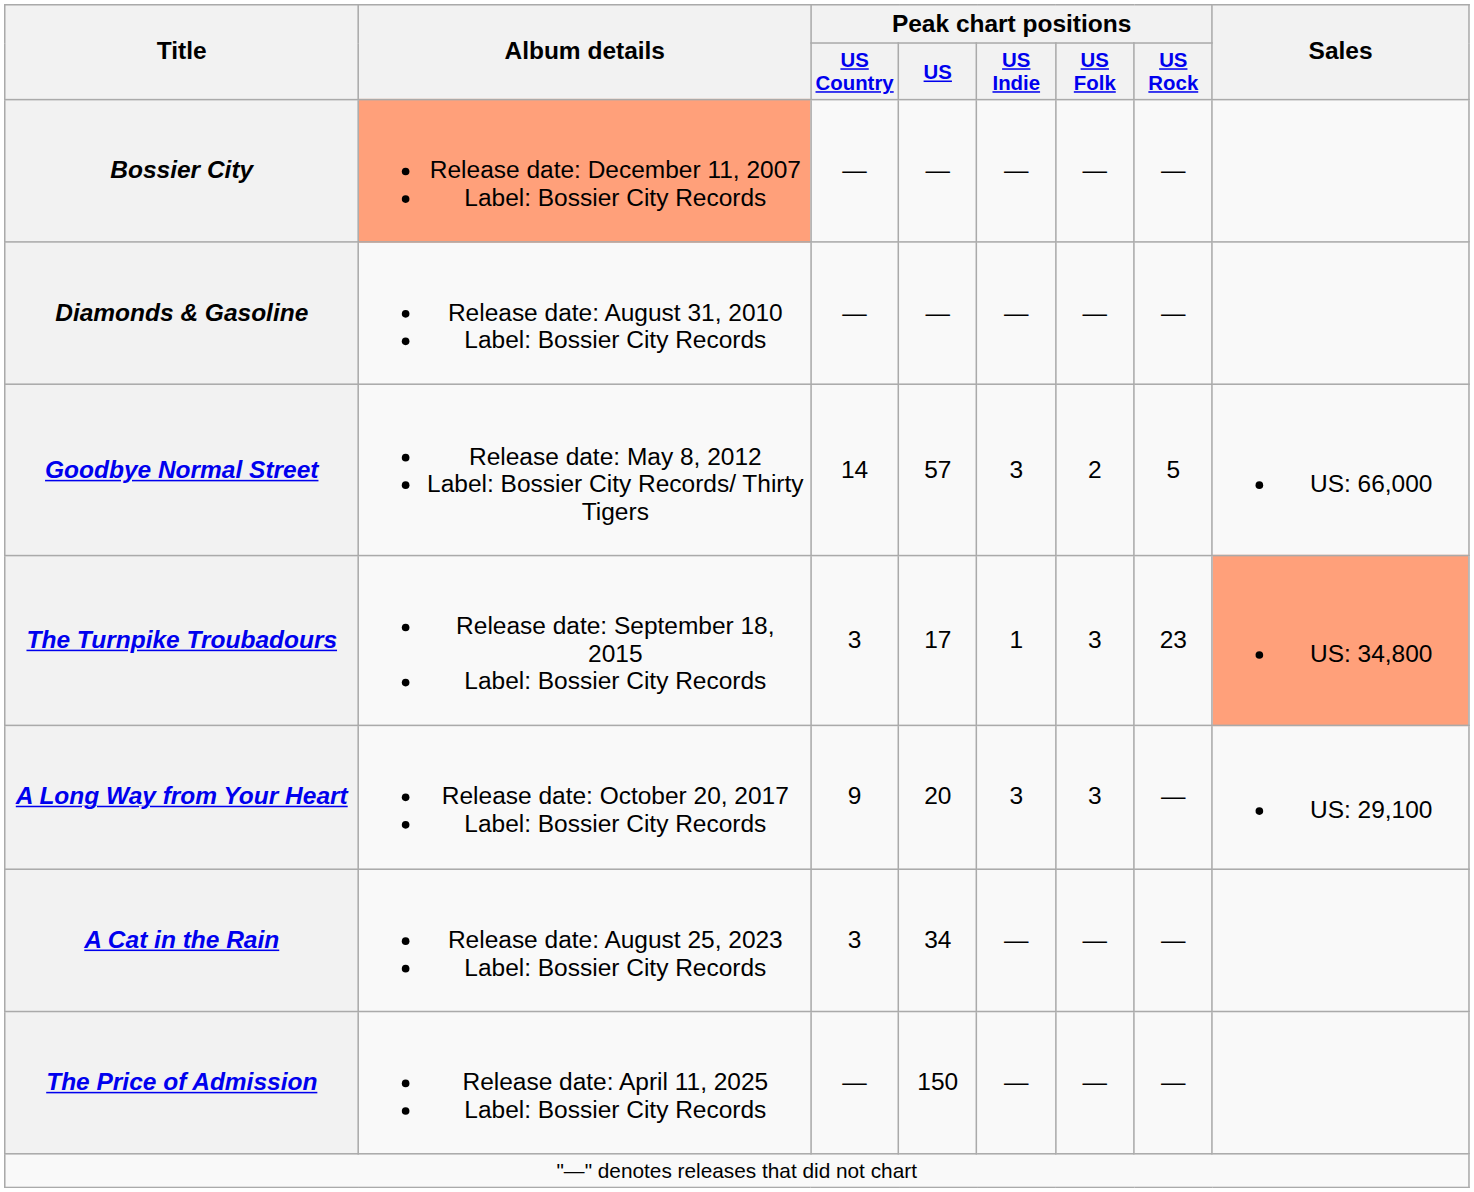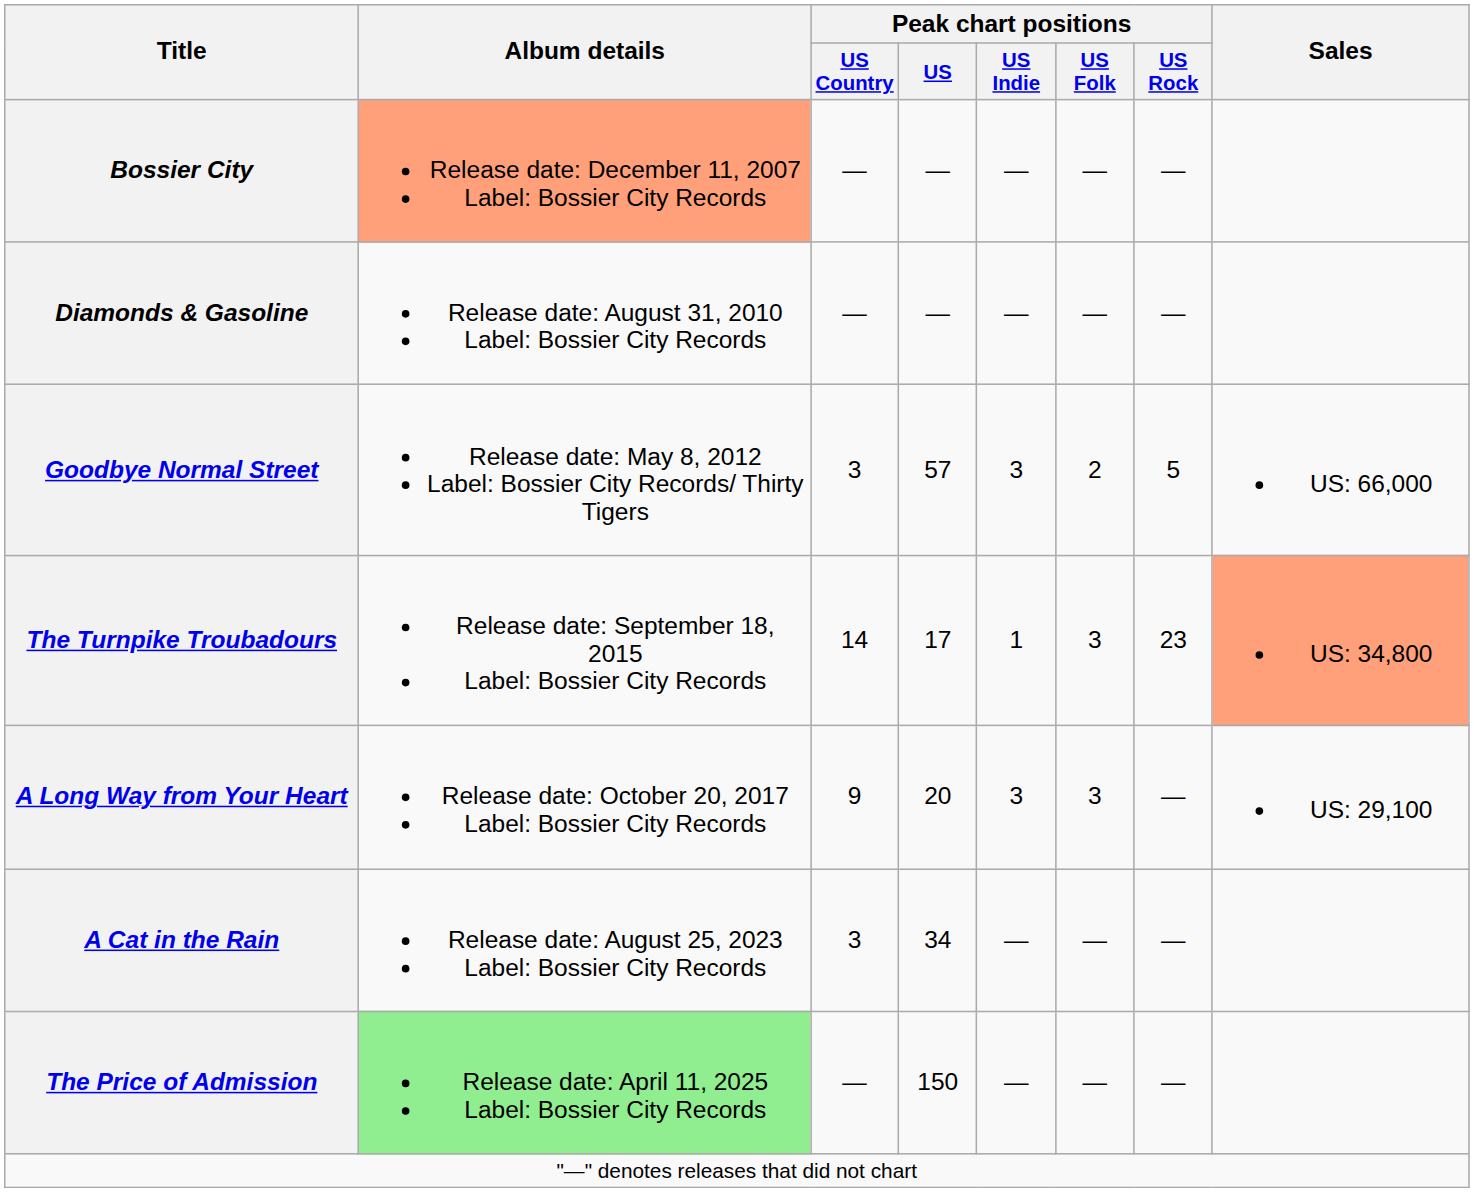(855, 469) 14 -> (855, 469) 3
(855, 640) 3 -> (855, 640) 14
(585, 1097) no background -> (585, 1097) lightgreen background
